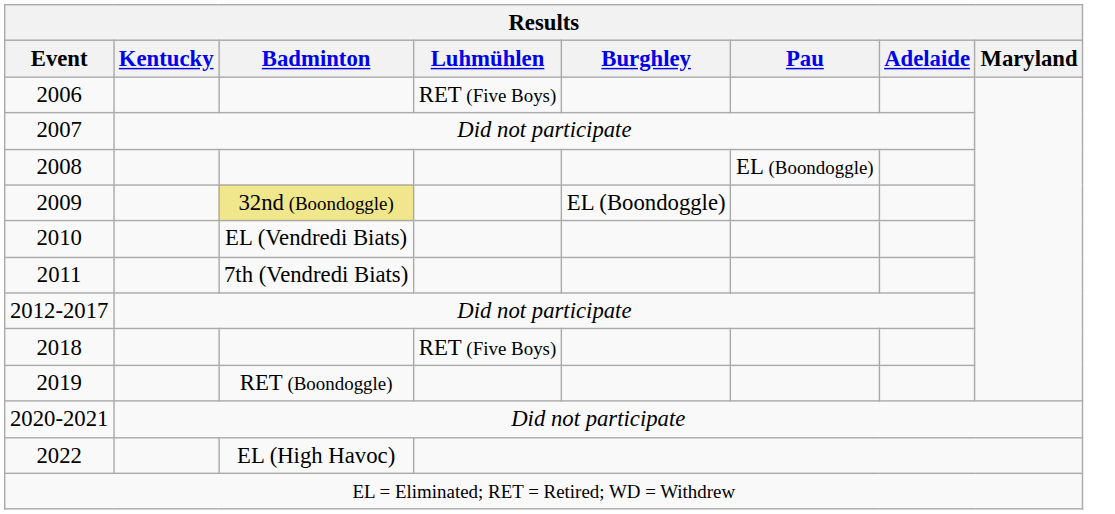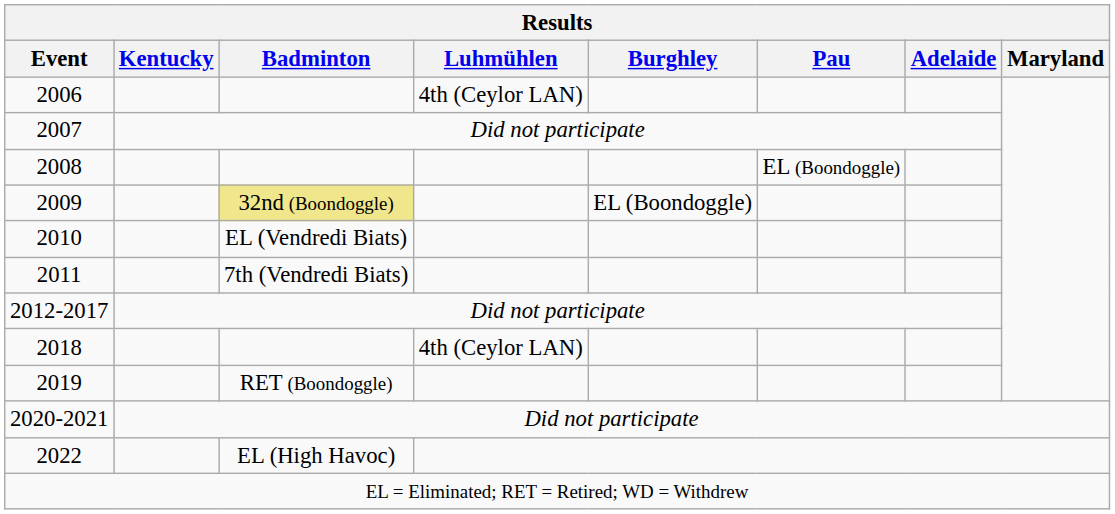(488, 94) RET (Five Boys) -> (501, 94) 4th (Ceylor LAN)
(488, 346) RET (Five Boys) -> (501, 346) 4th (Ceylor LAN)
